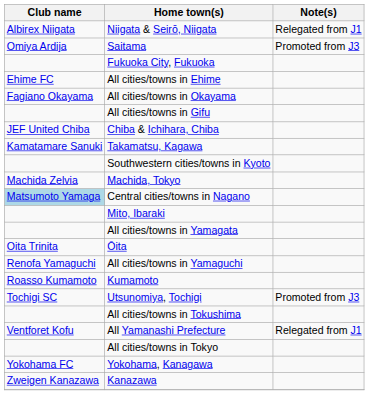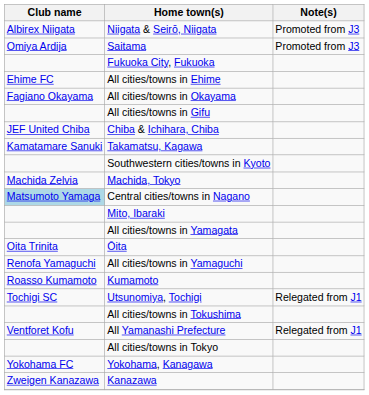(319, 29) Relegated from J1 -> (317, 29) Promoted from J3
(317, 297) Promoted from J3 -> (319, 297) Relegated from J1
